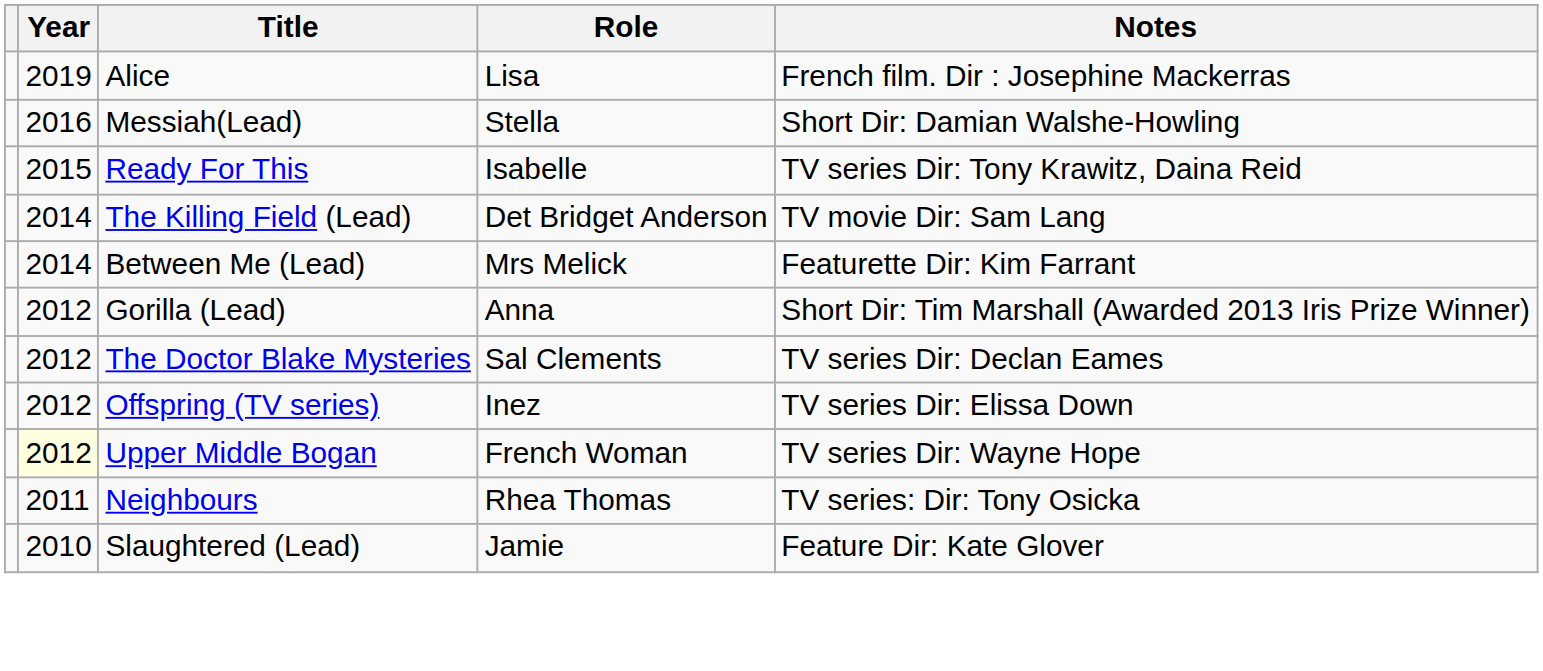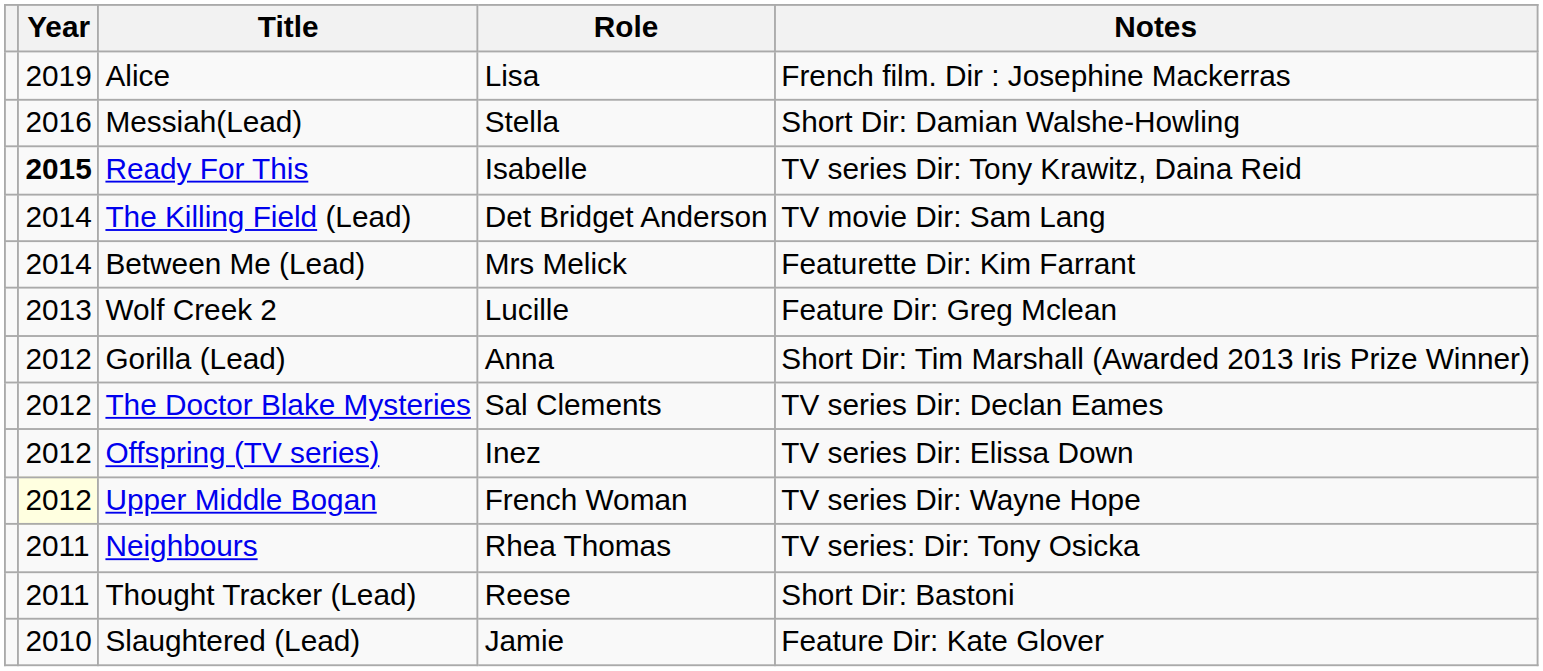(59, 169) normal -> (59, 169) bold
+ row: (191, 311)
+ row: (261, 594)
